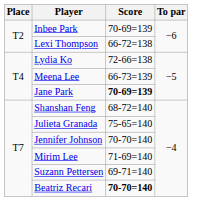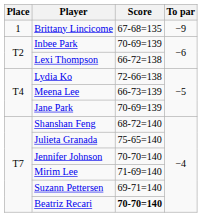+ row: (74, 28)
(130, 92) bold -> (140, 108) normal
